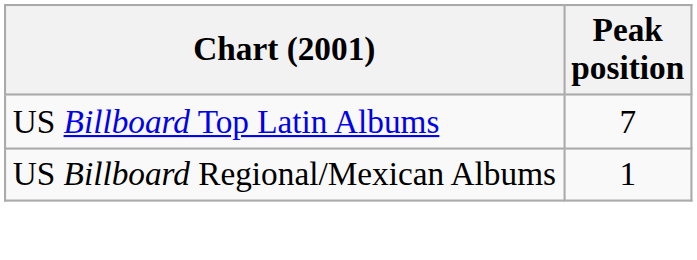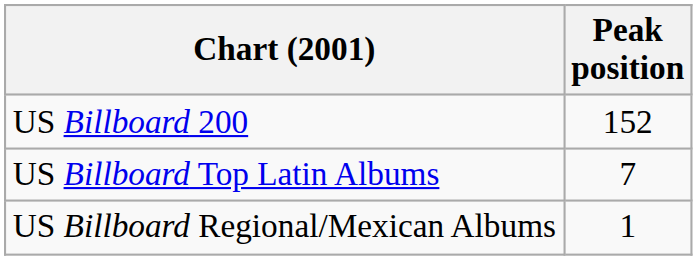+ row: (130, 121)
